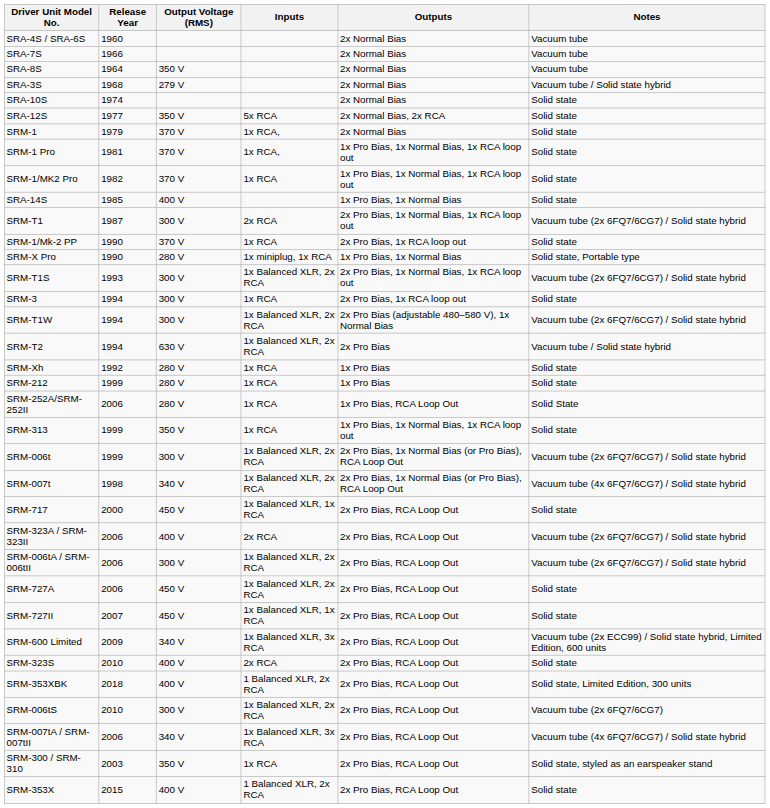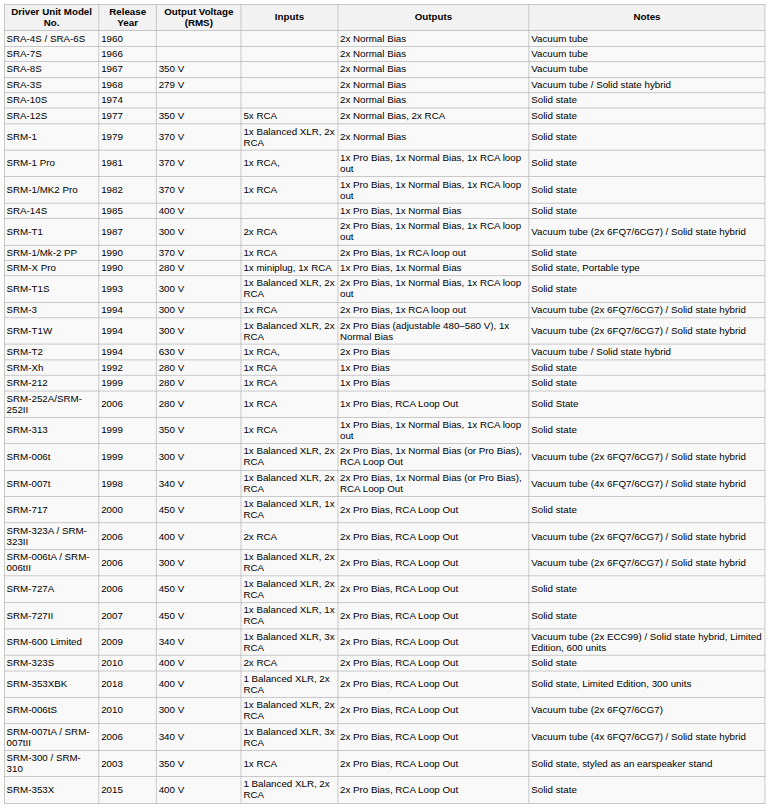(112, 69) 1964 -> (112, 69) 1967
(262, 131) 1x RCA, -> (289, 137) 1x Balanced XLR, 2x RCA
(639, 278) Vacuum tube (2x 6FQ7/6CG7) / Solid state hybrid -> (554, 289) Solid state
(554, 299) Solid state -> (639, 310) Vacuum tube (2x 6FQ7/6CG7) / Solid state hybrid
(289, 346) 1x Balanced XLR, 2x RCA -> (262, 352) 1x RCA,
